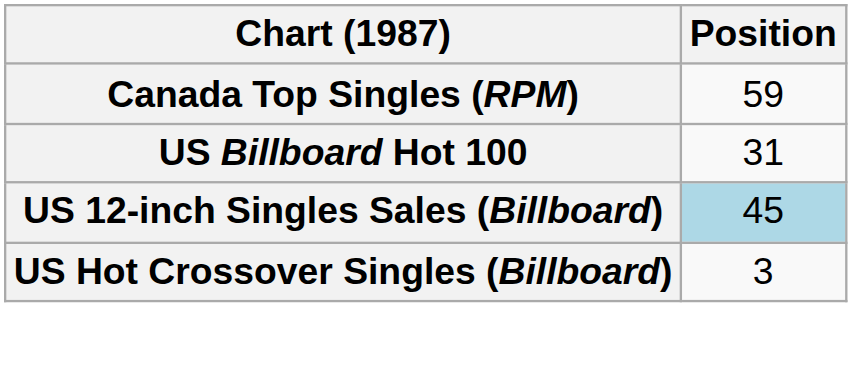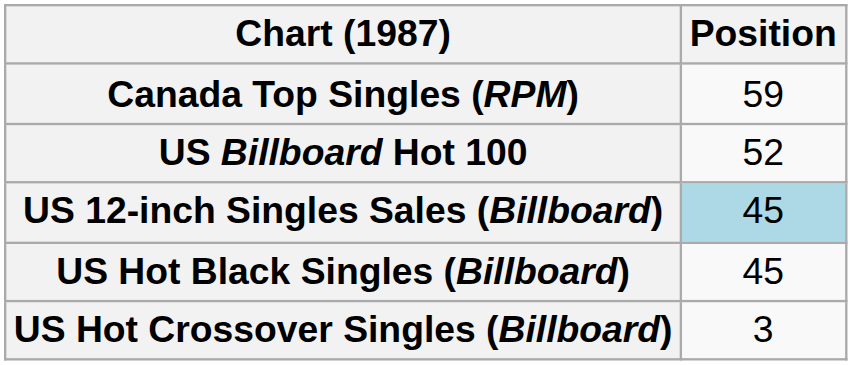(763, 152) 31 -> (763, 152) 52
+ row: (343, 270)
